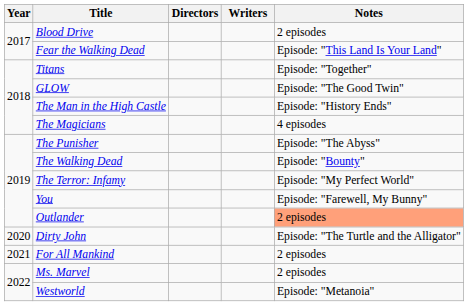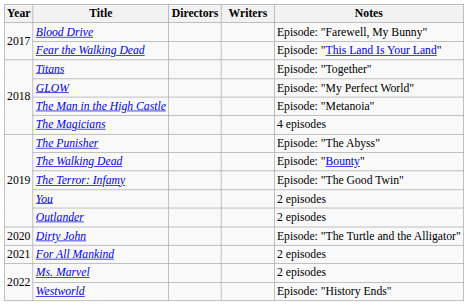(301, 32) 2 episodes -> (352, 32) Episode: "Farewell, My Bunny"
(340, 87) Episode: "The Good Twin" -> (346, 87) Episode: "My Perfect World"
(334, 106) Episode: "History Ends" -> (326, 106) Episode: "Metanoia"
(346, 180) Episode: "My Perfect World" -> (340, 180) Episode: "The Good Twin"
(352, 198) Episode: "Farewell, My Bunny" -> (301, 198) 2 episodes
(301, 217) lightsalmon background -> (301, 217) no background
(326, 291) Episode: "Metanoia" -> (334, 291) Episode: "History Ends"
